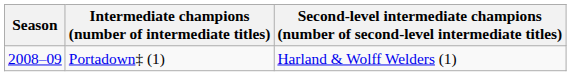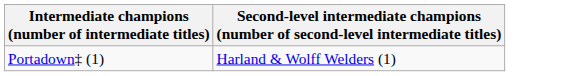- column: (35, 25)
